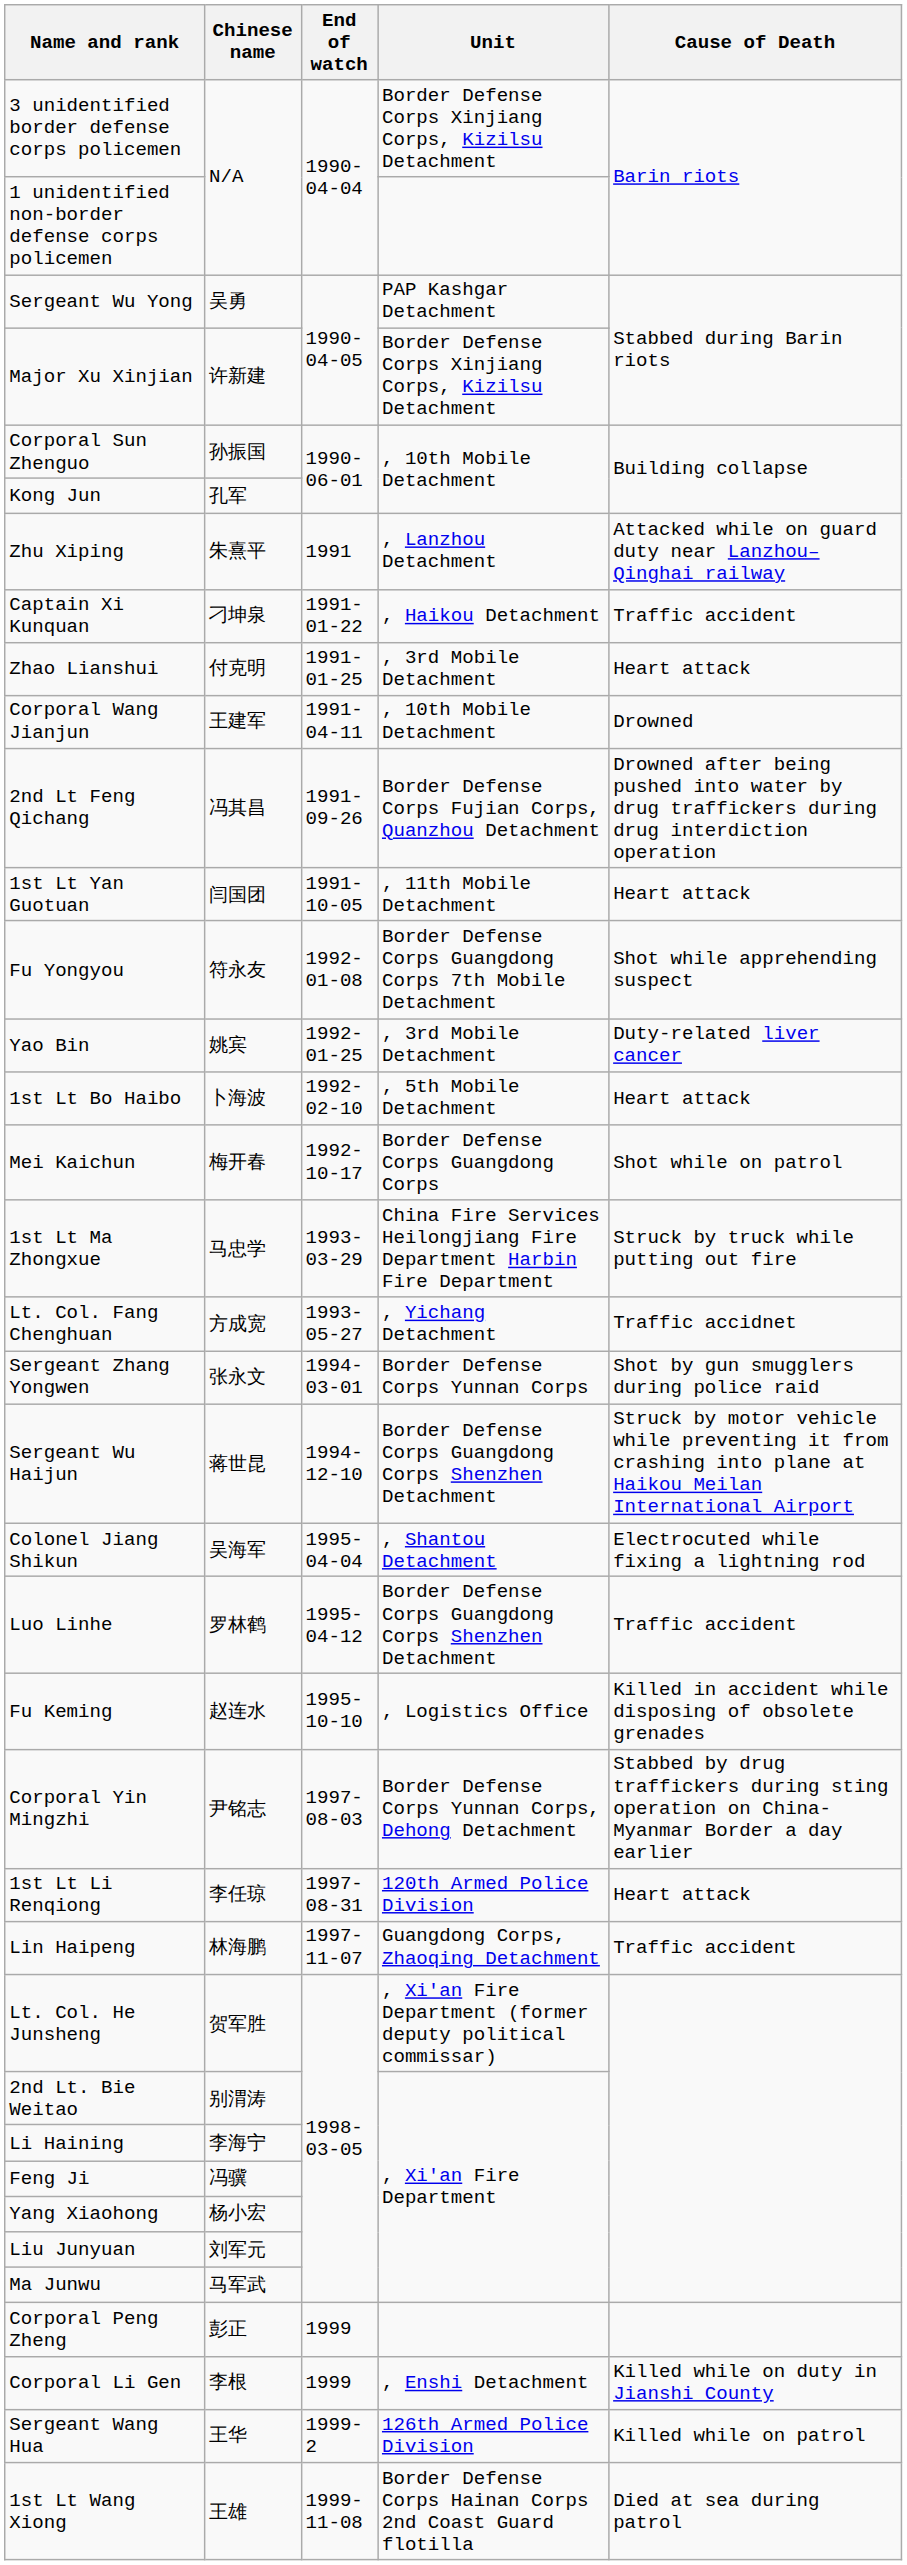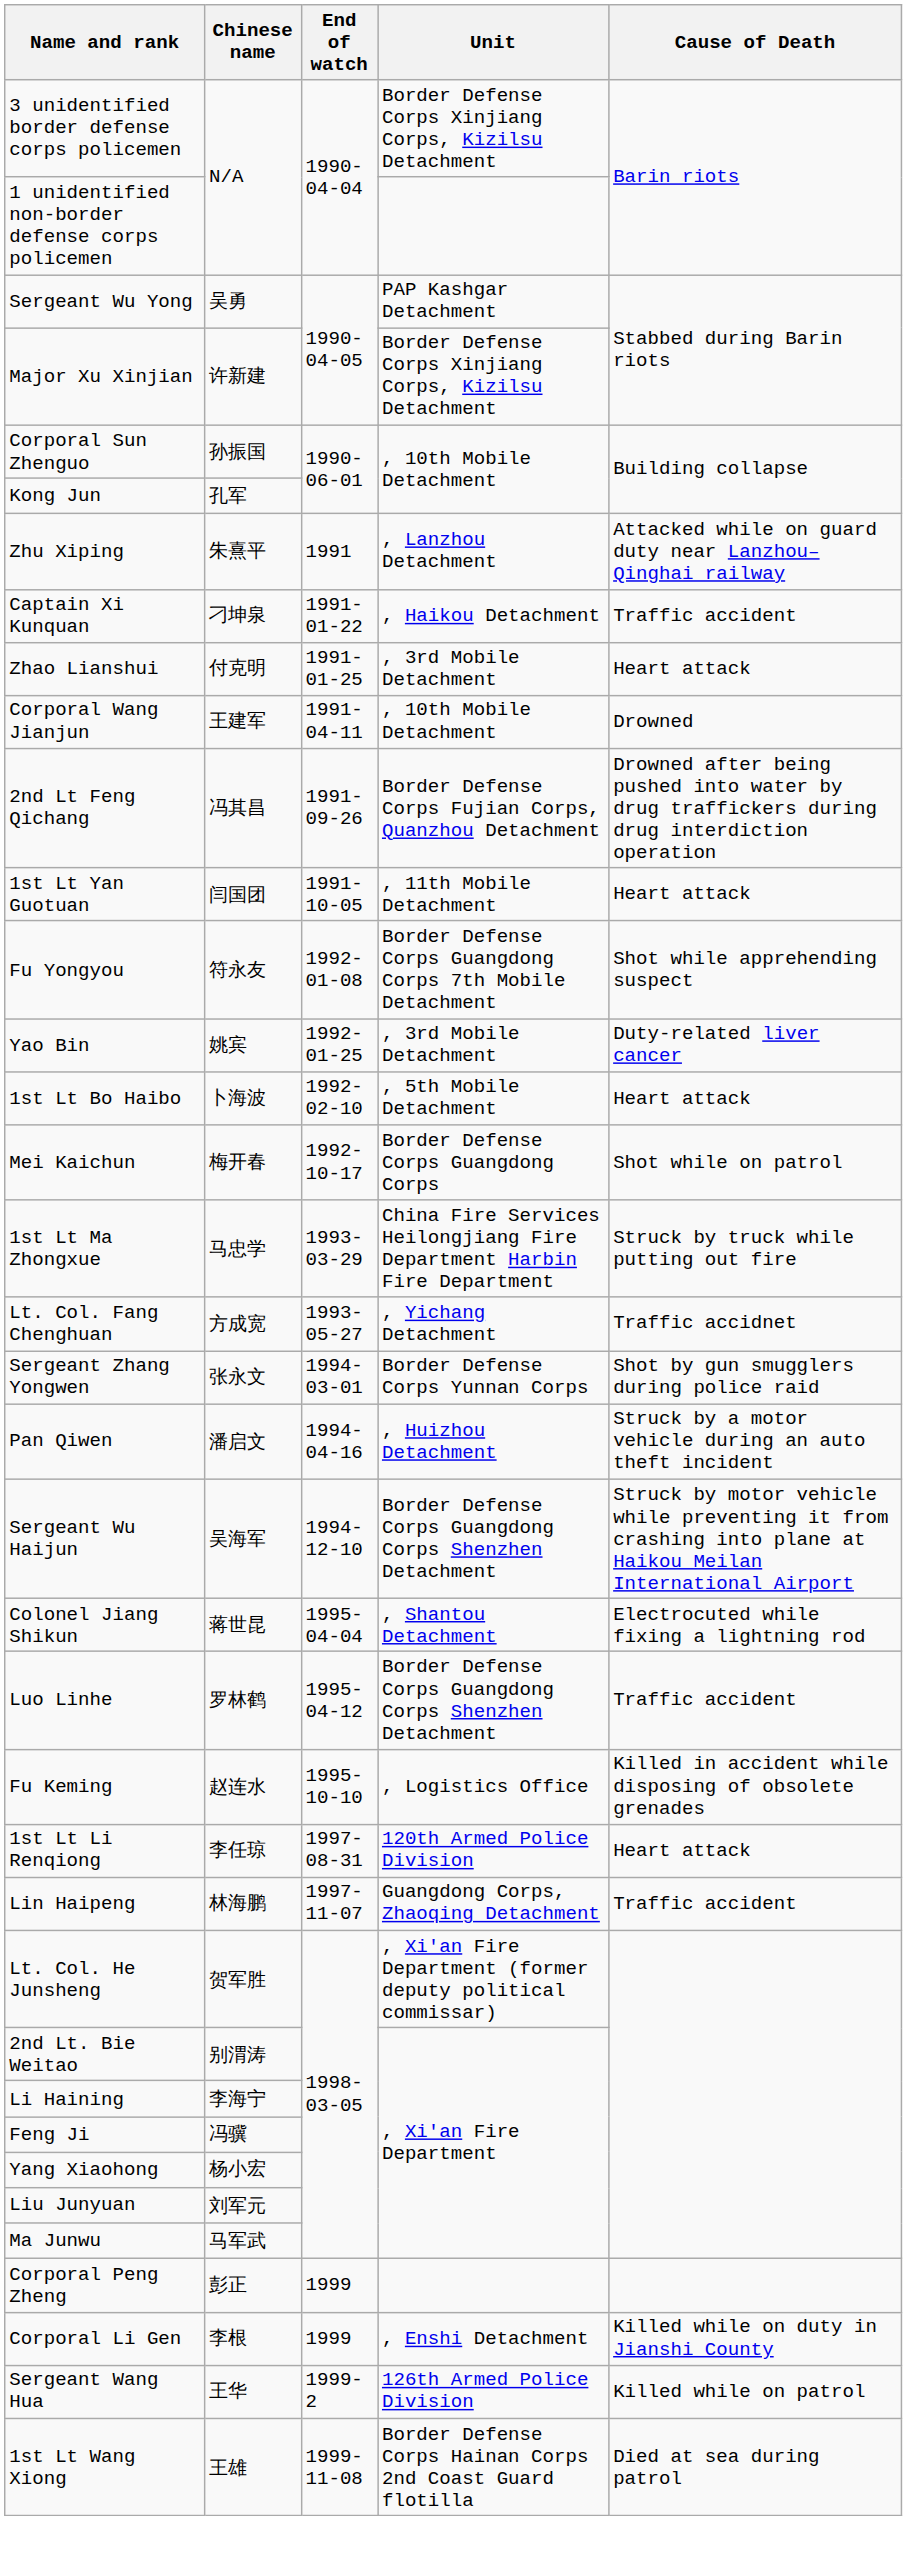+ row: (61, 1441)
(238, 1464) 蒋世昆 -> (238, 1539) 吴海军
(238, 1550) 吴海军 -> (238, 1626) 蒋世昆
- row: (78, 1809)
